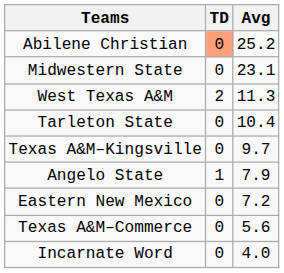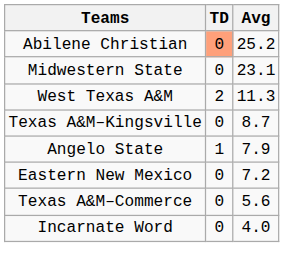- row: (105, 123)
(256, 149) 9.7 -> (256, 123) 8.7
